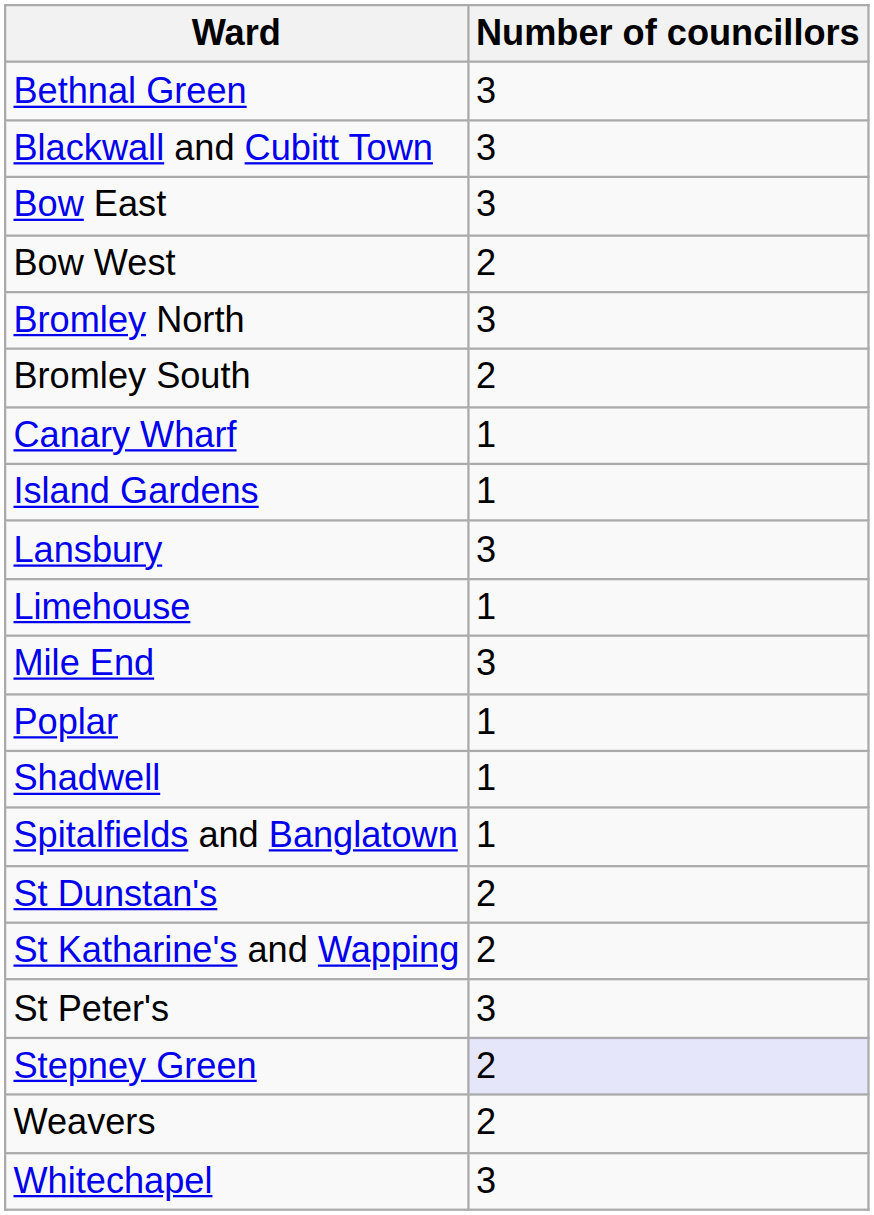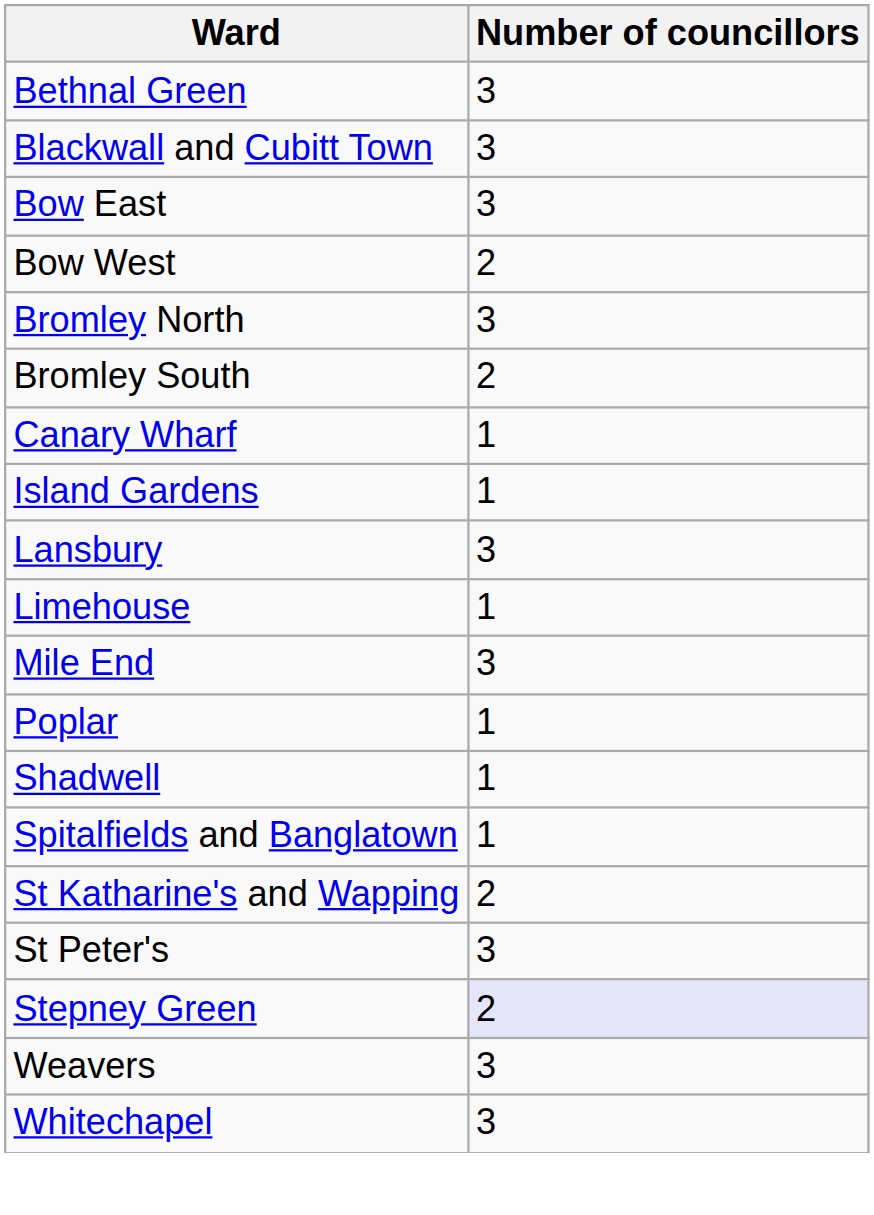- row: (115, 893)
(486, 1122) 2 -> (486, 1065) 3
